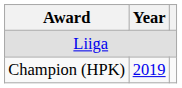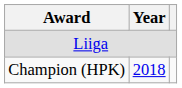(149, 69) 2019 -> (149, 69) 2018
